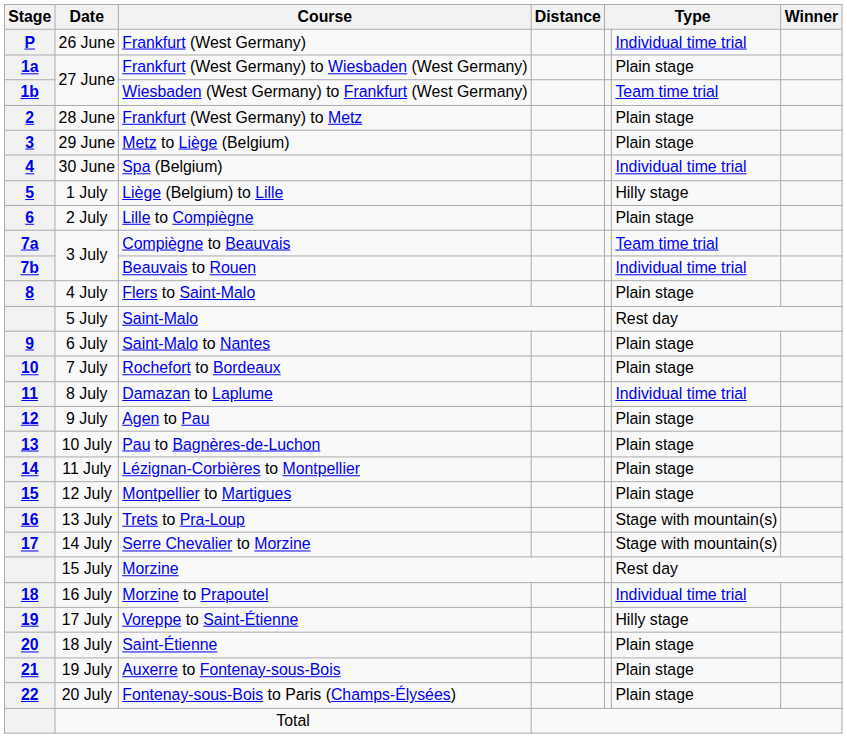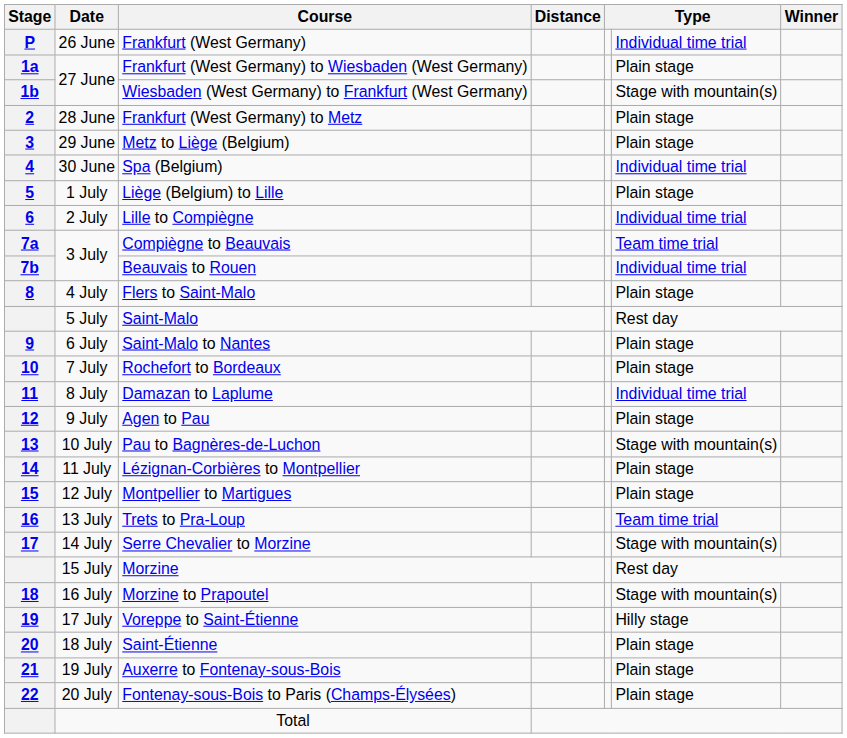(667, 92) Team time trial -> (696, 92) Stage with mountain(s)
(652, 192) Hilly stage -> (655, 192) Plain stage
(655, 218) Plain stage -> (681, 218) Individual time trial
(655, 444) Plain stage -> (696, 444) Stage with mountain(s)
(696, 519) Stage with mountain(s) -> (667, 519) Team time trial
(681, 594) Individual time trial -> (696, 594) Stage with mountain(s)
